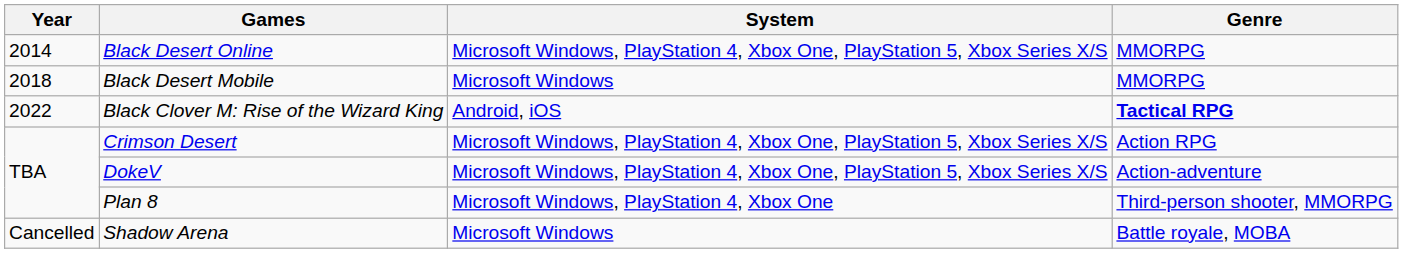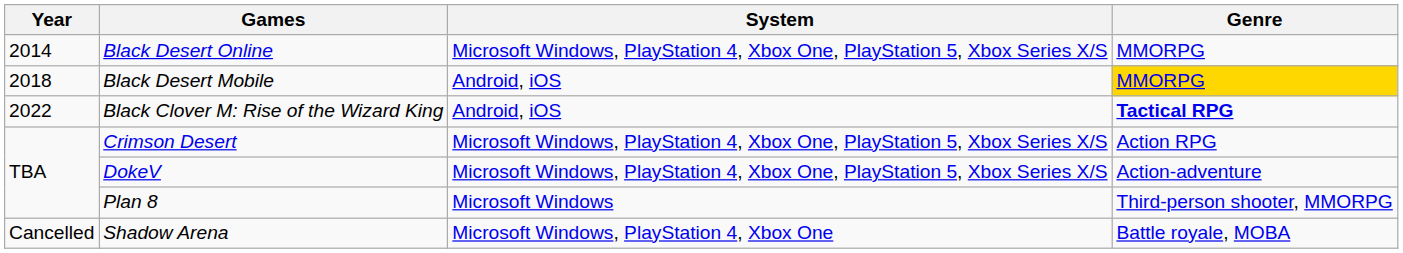(533, 80) Microsoft Windows -> (507, 80) Android, iOS
(1161, 80) no background -> (1161, 80) gold background
(643, 202) Microsoft Windows, PlayStation 4, Xbox One -> (533, 202) Microsoft Windows
(533, 232) Microsoft Windows -> (643, 232) Microsoft Windows, PlayStation 4, Xbox One
